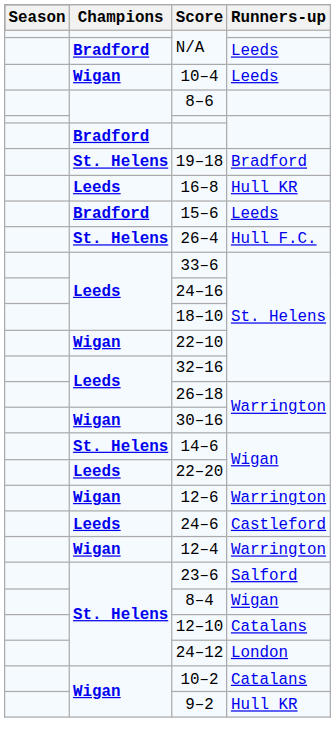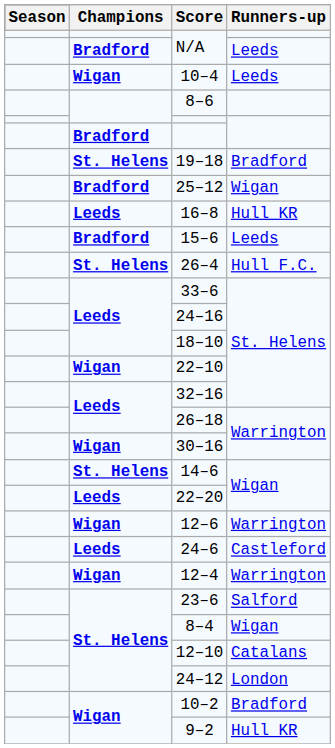+ row: (111, 188)
(269, 679) Catalans -> (269, 705) Bradford
